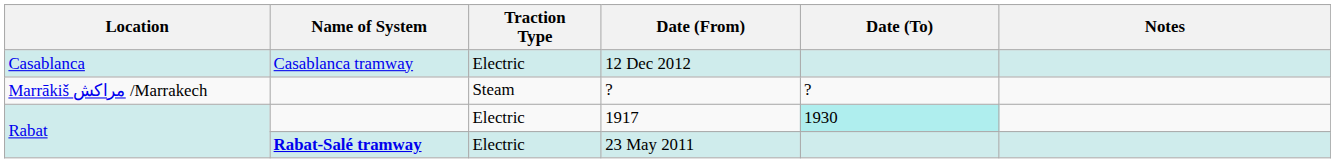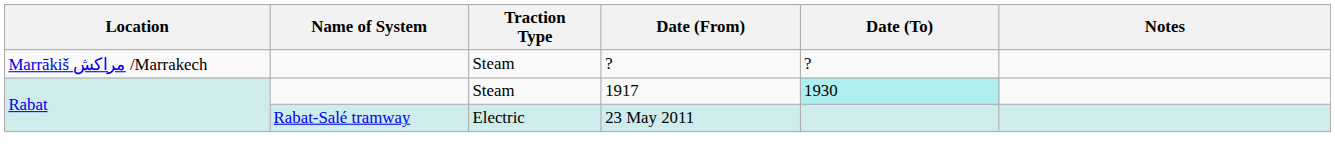- row: (648, 63)
(499, 117) Electric -> (494, 91) Steam
(348, 144) bold -> (342, 117) normal
